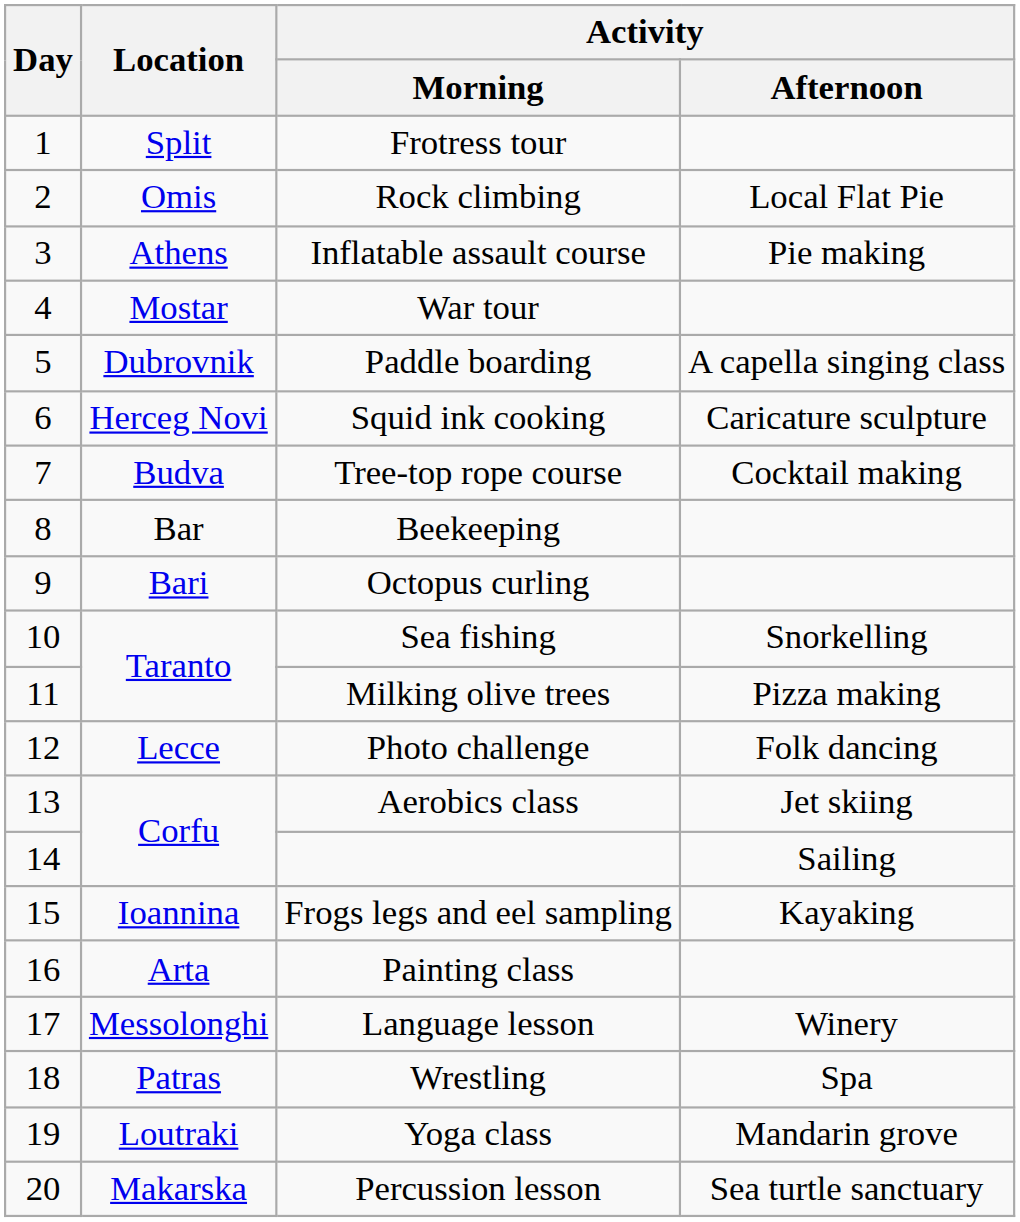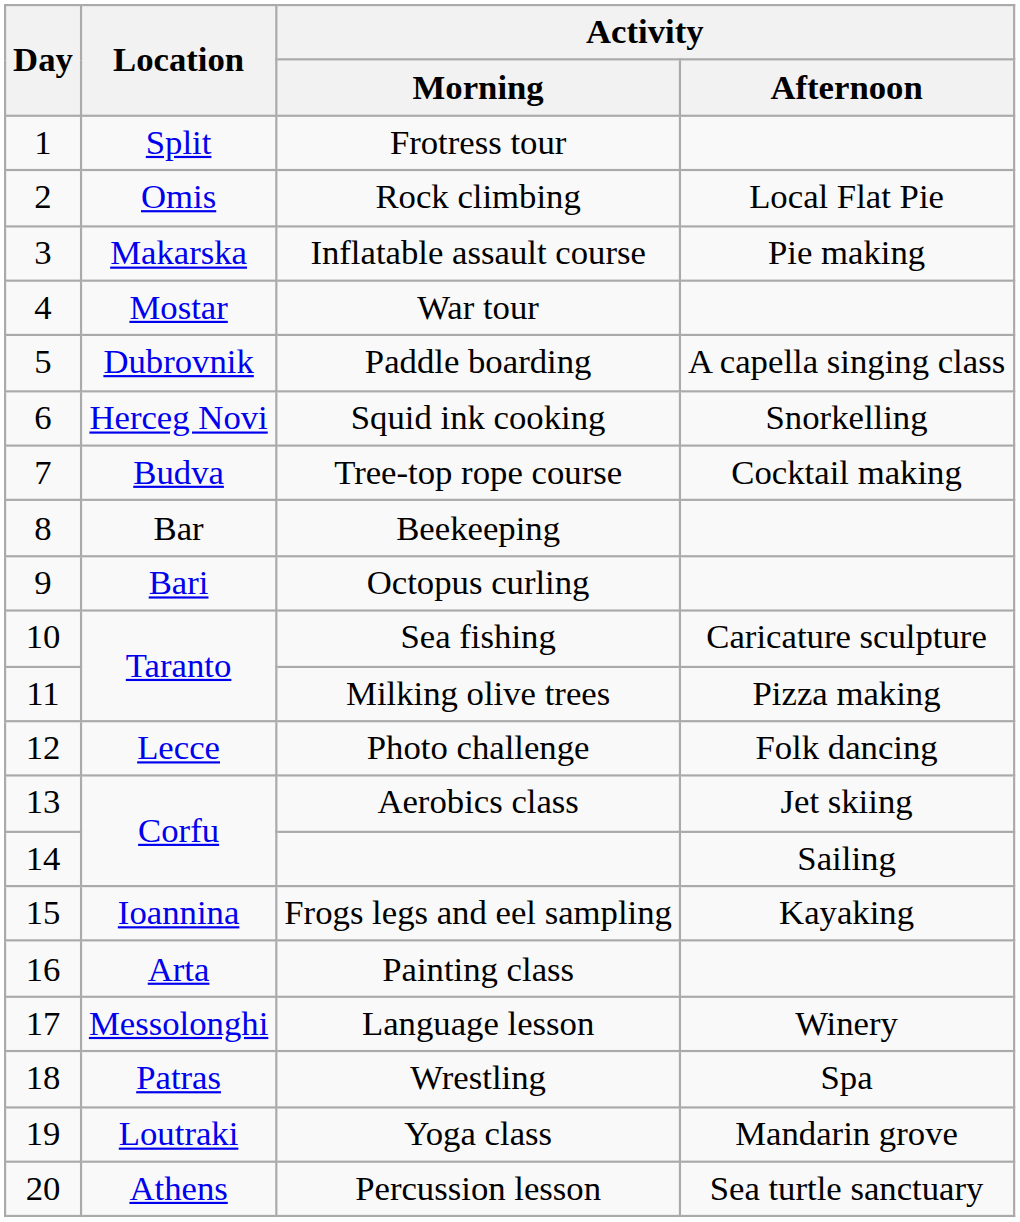(179, 252) Athens -> (179, 252) Makarska
(847, 417) Caricature sculpture -> (847, 417) Snorkelling
(847, 637) Snorkelling -> (847, 637) Caricature sculpture
(179, 1188) Makarska -> (179, 1188) Athens
